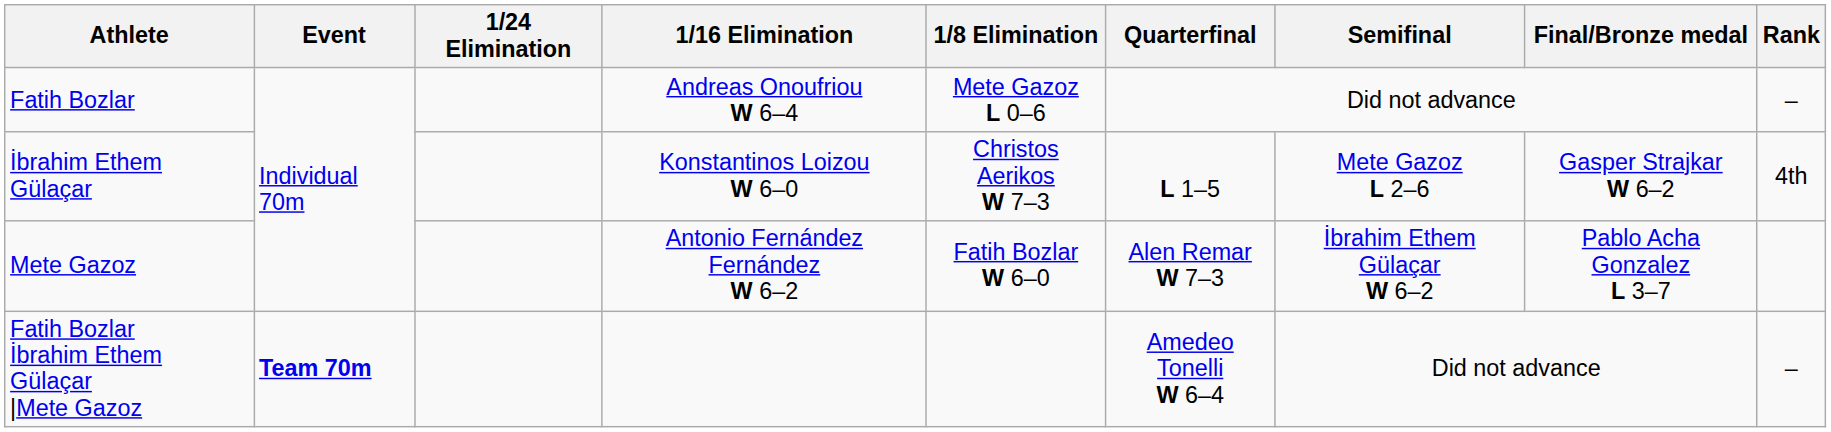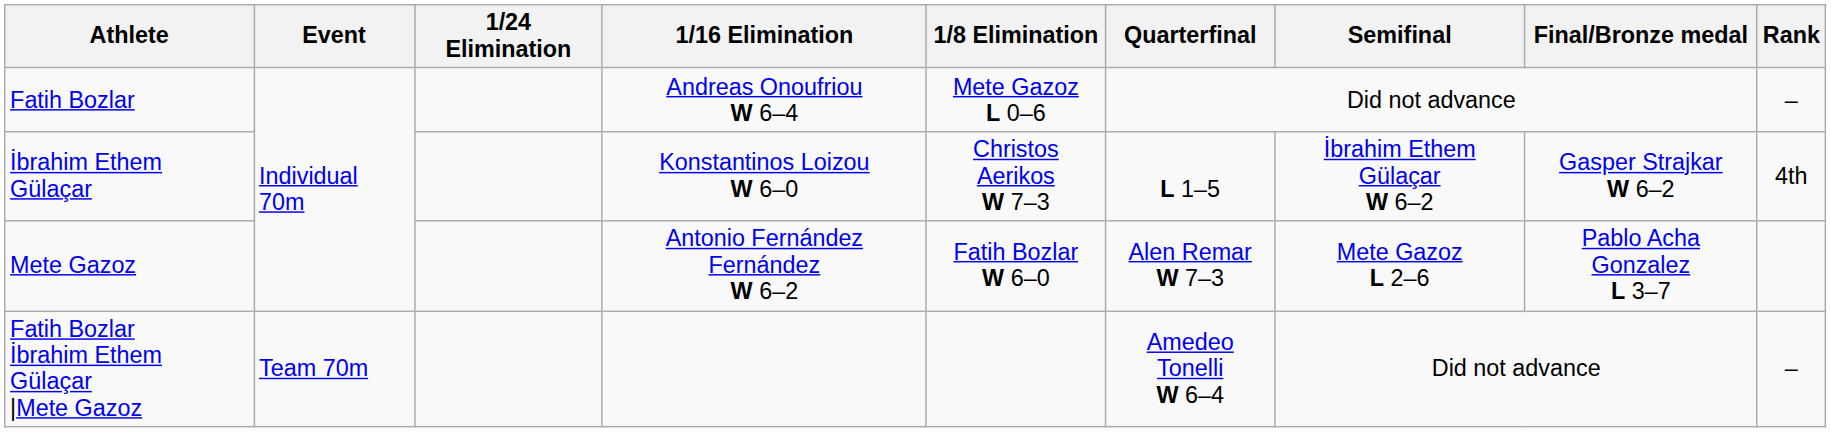(1400, 175) Mete Gazoz L 2–6 -> (1400, 175) İbrahim Ethem Gülaçar W 6–2
(1400, 265) İbrahim Ethem Gülaçar W 6–2 -> (1400, 265) Mete Gazoz L 2–6
(315, 368) bold -> (314, 368) normal
